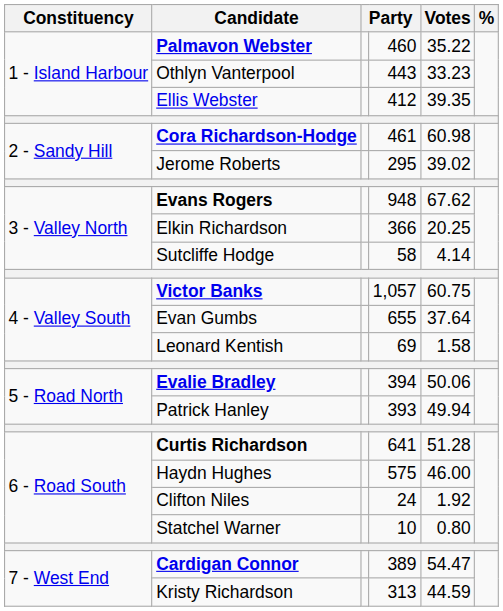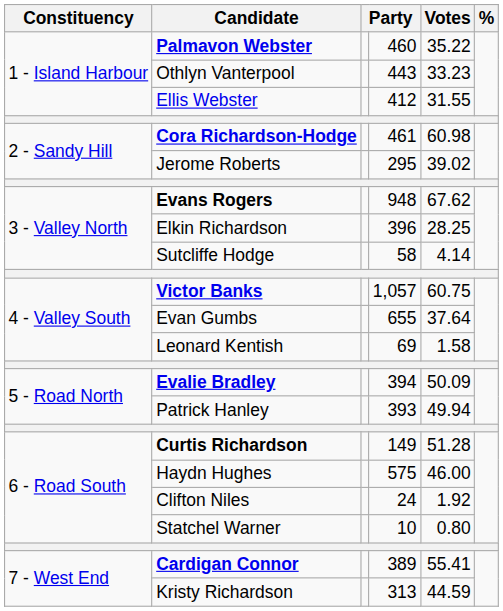(449, 101) 39.35 -> (449, 101) 31.55
(402, 228) 366 -> (402, 228) 396
(449, 228) 20.25 -> (449, 228) 28.25
(449, 382) 50.06 -> (449, 382) 50.09
(402, 445) 641 -> (402, 445) 149
(449, 564) 54.47 -> (449, 564) 55.41
